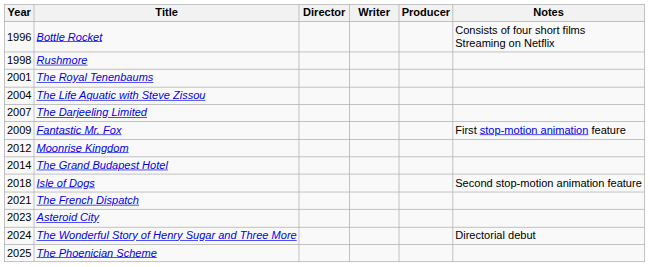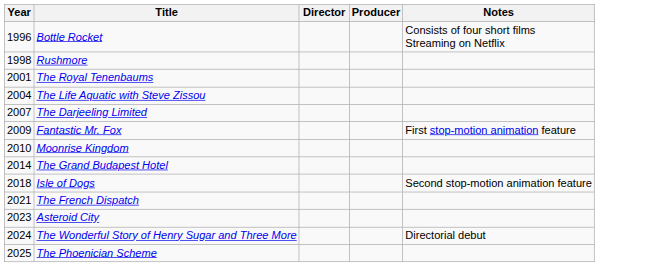- column: (374, 13)
(19, 148) 2012 -> (19, 148) 2010
